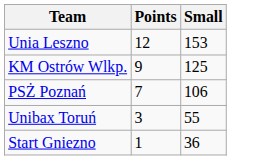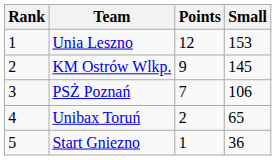+ column: (27, 17)
(196, 67) 125 -> (240, 67) 145
(138, 117) 3 -> (183, 117) 2
(192, 117) 55 -> (236, 117) 65
